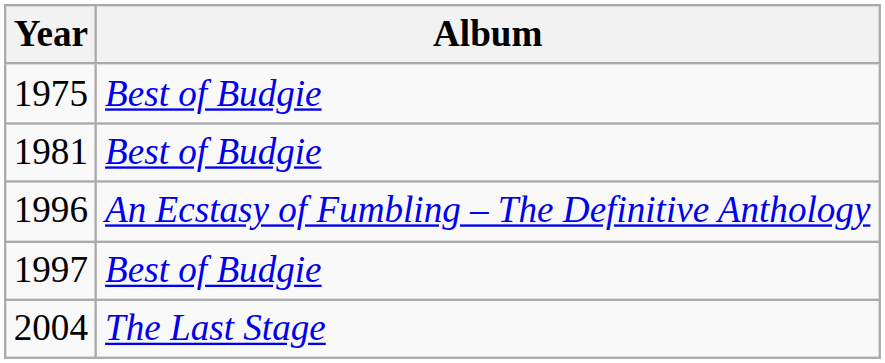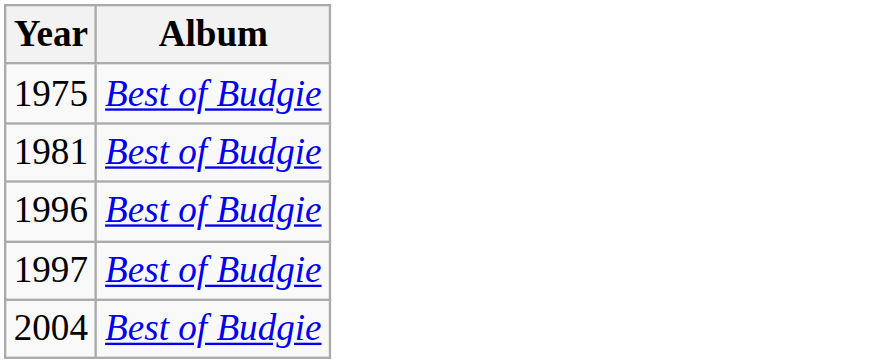(488, 210) An Ecstasy of Fumbling – The Definitive Anthology -> (213, 210) Best of Budgie
(215, 328) The Last Stage -> (213, 328) Best of Budgie
